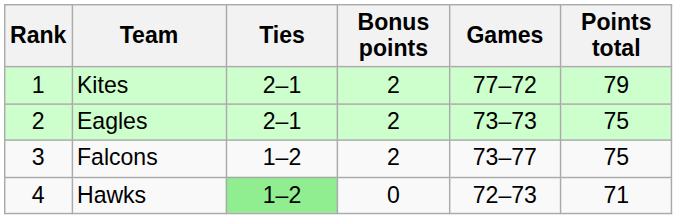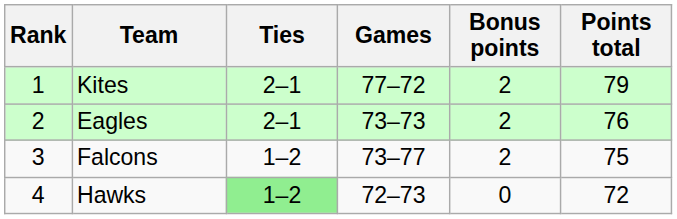columns swapped: (505, 35) <-> (393, 35)
(616, 121) 75 -> (616, 121) 76
(616, 194) 71 -> (616, 194) 72
